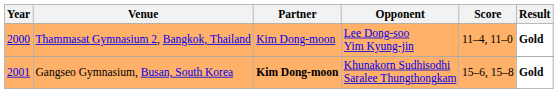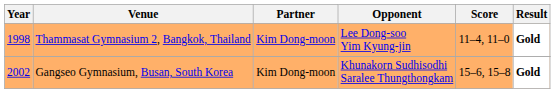(19, 40) 2000 -> (19, 40) 1998
(19, 72) 2001 -> (19, 72) 2002
(297, 72) bold -> (296, 72) normal
